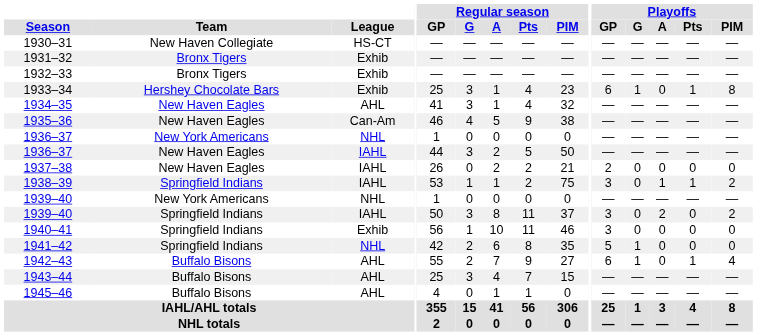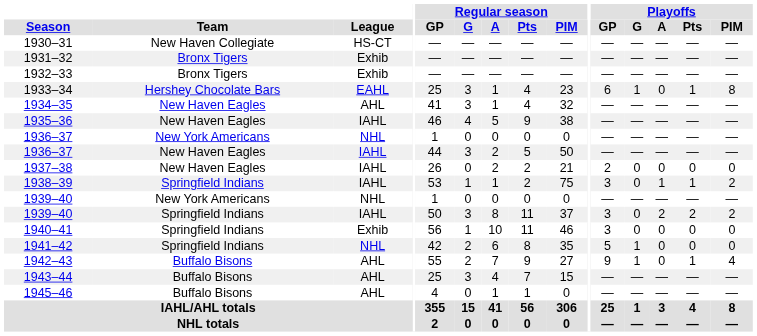(373, 89) Exhib -> (373, 89) EAHL
(373, 121) Can-Am -> (373, 121) IAHL
(693, 214) 0 -> (692, 214) 2
(608, 261) 6 -> (607, 261) 9
